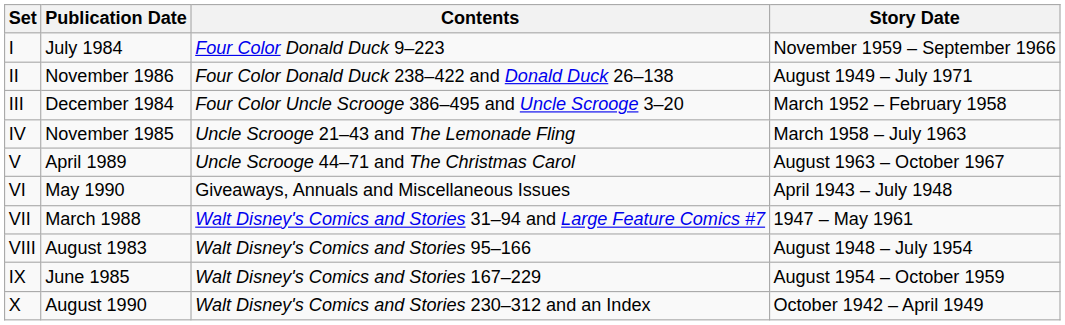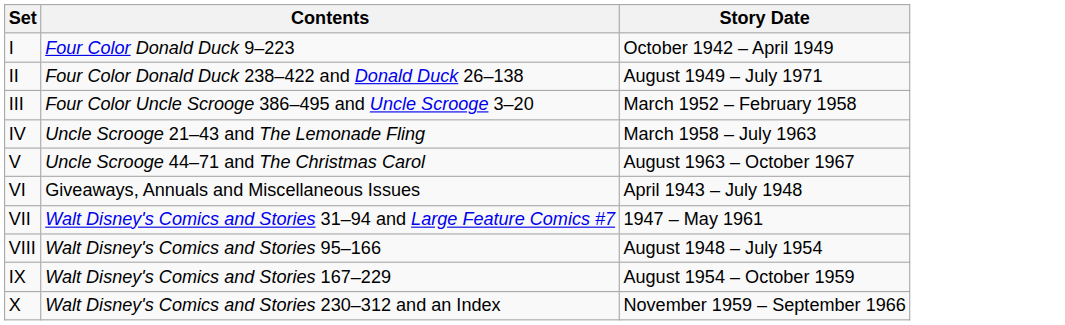- column: (116, 18)
(915, 47) November 1959 – September 1966 -> (728, 47) October 1942 – April 1949
(878, 305) October 1942 – April 1949 -> (765, 305) November 1959 – September 1966
